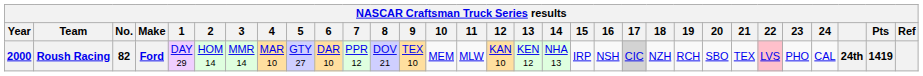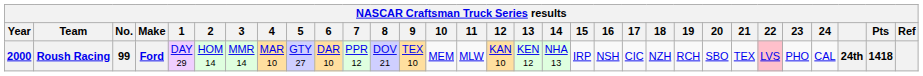(124, 56) 82 -> (124, 56) 99
(634, 56) lightgrey background -> (634, 56) no background
(881, 56) 1419 -> (881, 56) 1418
